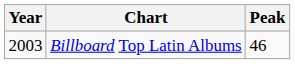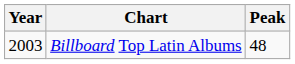(258, 44) 46 -> (258, 44) 48
